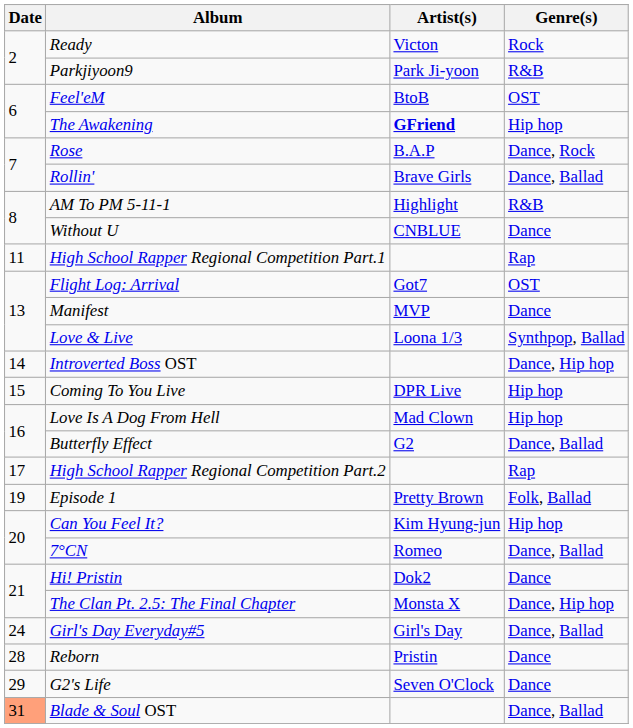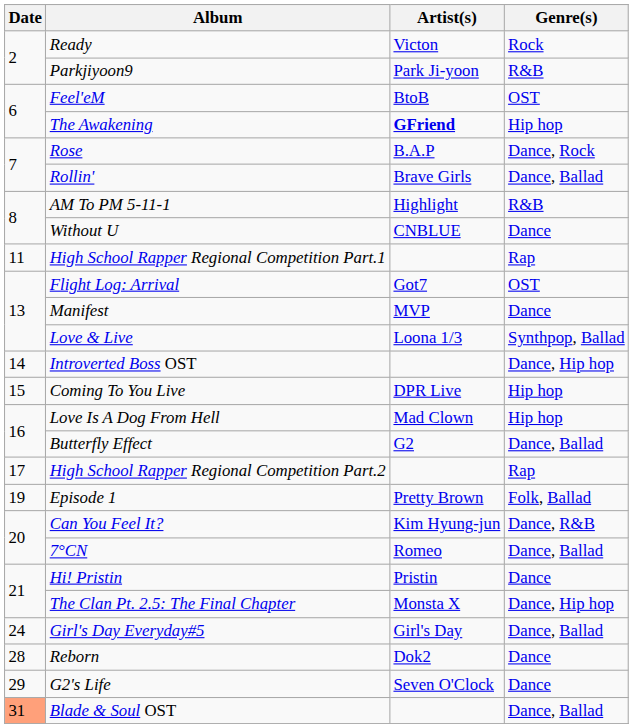(535, 524) Hip hop -> (551, 524) Dance, R&B
(412, 577) Dok2 -> (415, 577) Pristin
(415, 657) Pristin -> (412, 657) Dok2
